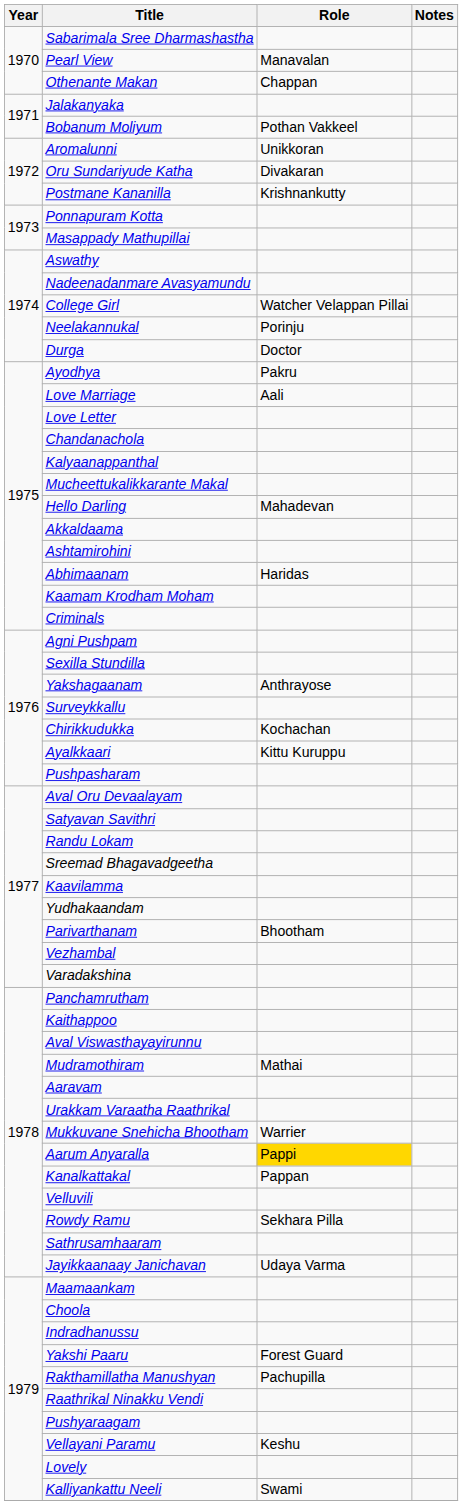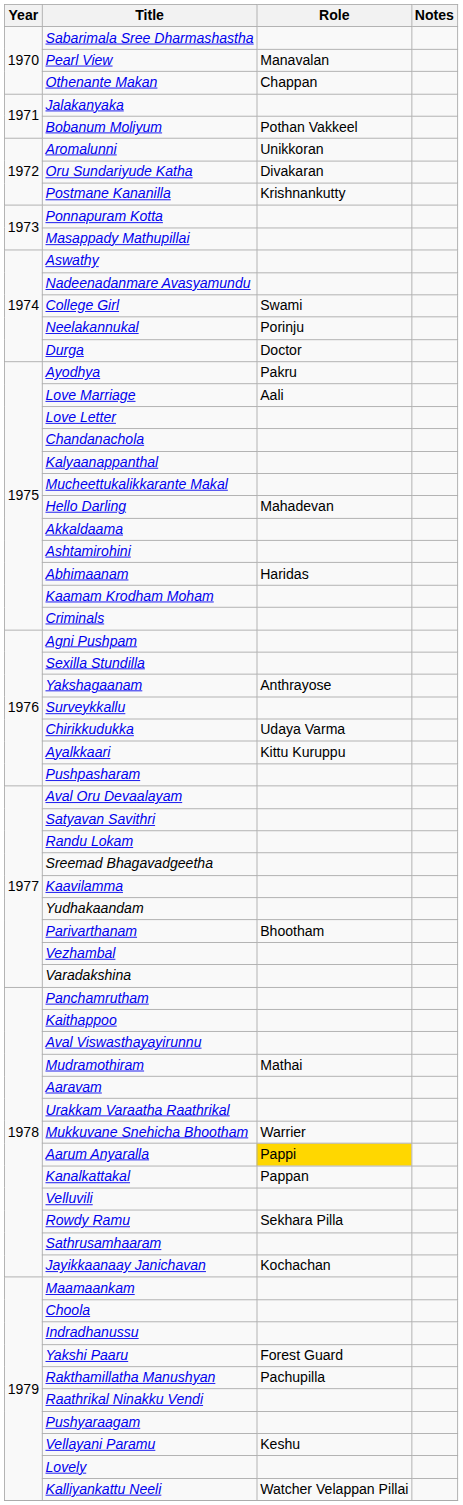(334, 305) Watcher Velappan Pillai -> (281, 305) Swami
(295, 730) Kochachan -> (303, 730) Udaya Varma
(303, 1266) Udaya Varma -> (295, 1266) Kochachan
(281, 1489) Swami -> (334, 1489) Watcher Velappan Pillai
